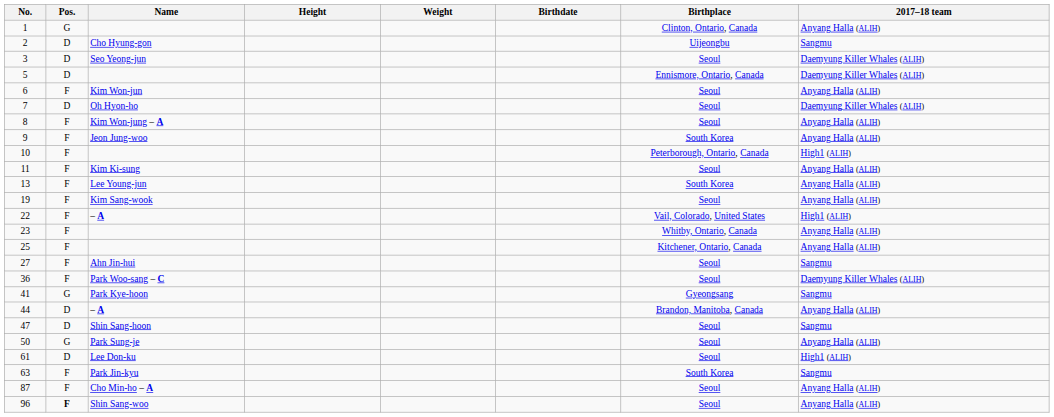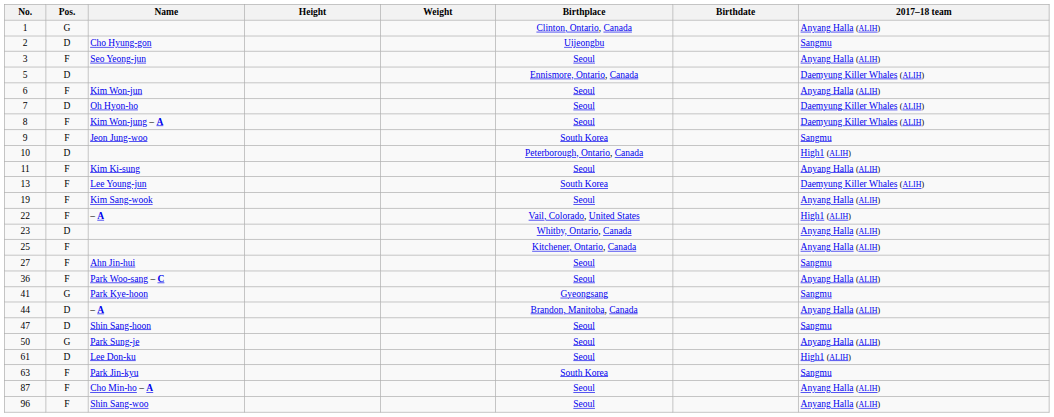columns swapped: (558, 12) <-> (710, 12)
(67, 59) D -> (67, 59) F
(862, 59) Daemyung Killer Whales (ALIH) -> (840, 59) Anyang Halla (ALIH)
(840, 122) Anyang Halla (ALIH) -> (862, 122) Daemyung Killer Whales (ALIH)
(840, 138) Anyang Halla (ALIH) -> (816, 138) Sangmu
(67, 153) F -> (67, 153) D
(840, 185) Anyang Halla (ALIH) -> (862, 185) Daemyung Killer Whales (ALIH)
(67, 232) F -> (67, 232) D
(862, 279) Daemyung Killer Whales (ALIH) -> (840, 279) Anyang Halla (ALIH)
(67, 404) bold -> (67, 404) normal
